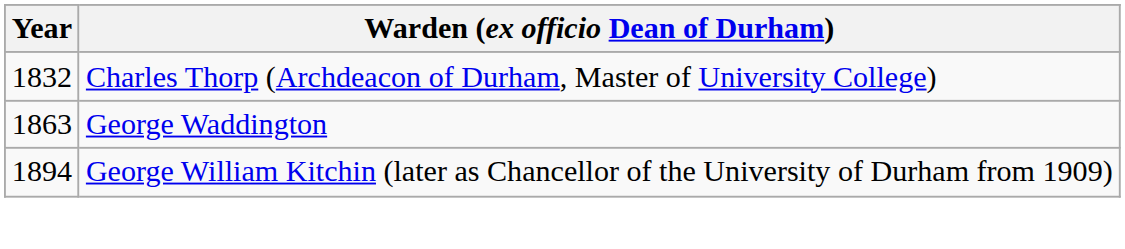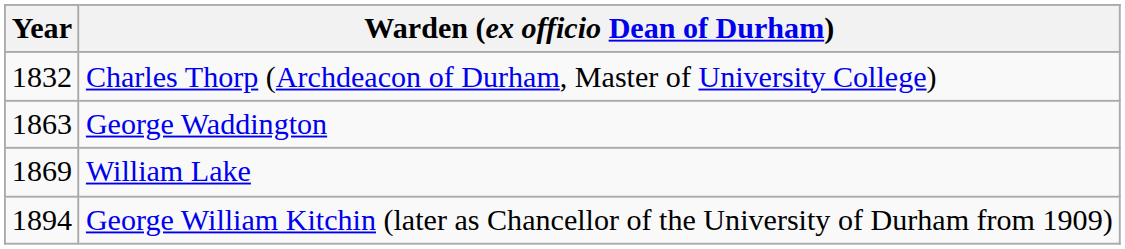+ row: (168, 171)
